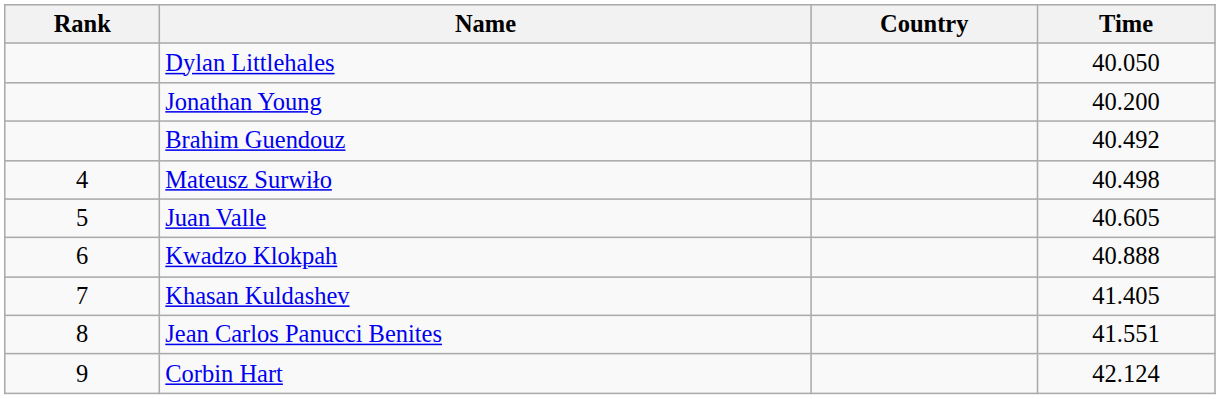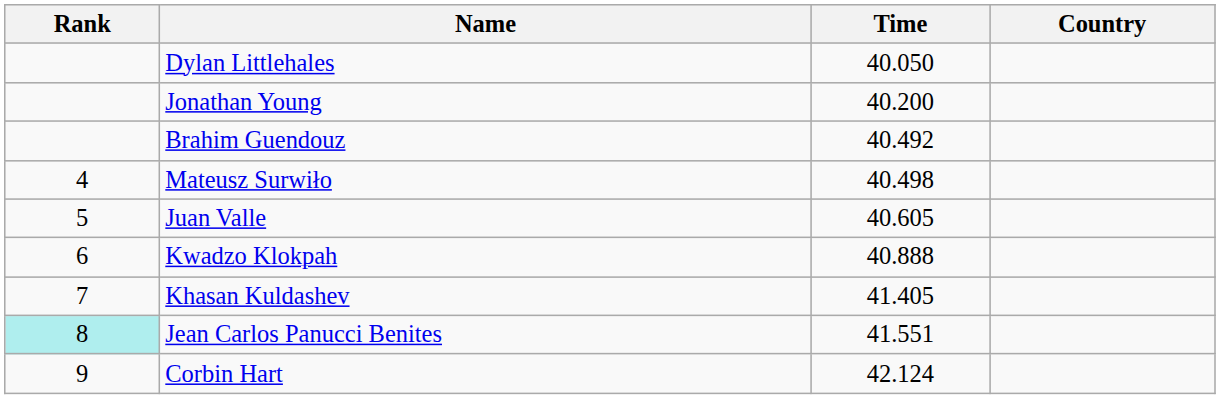columns swapped: (924, 23) <-> (1126, 23)
(82, 334) no background -> (82, 334) paleturquoise background
